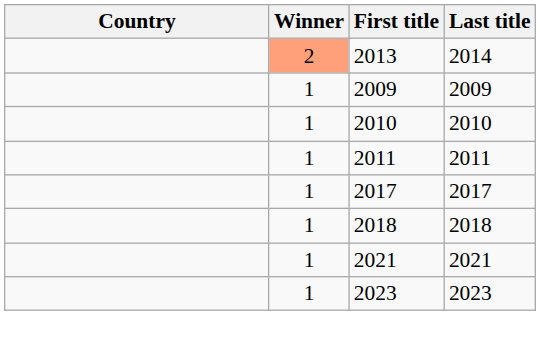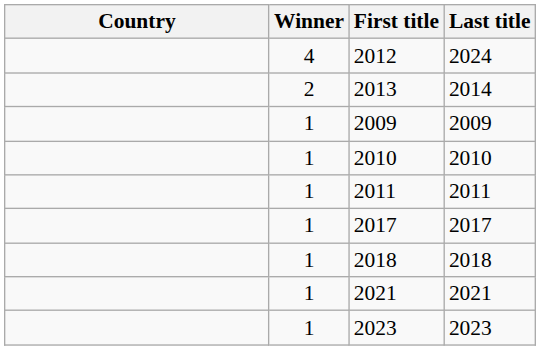+ row: (375, 55)
(309, 55) lightsalmon background -> (309, 89) no background
